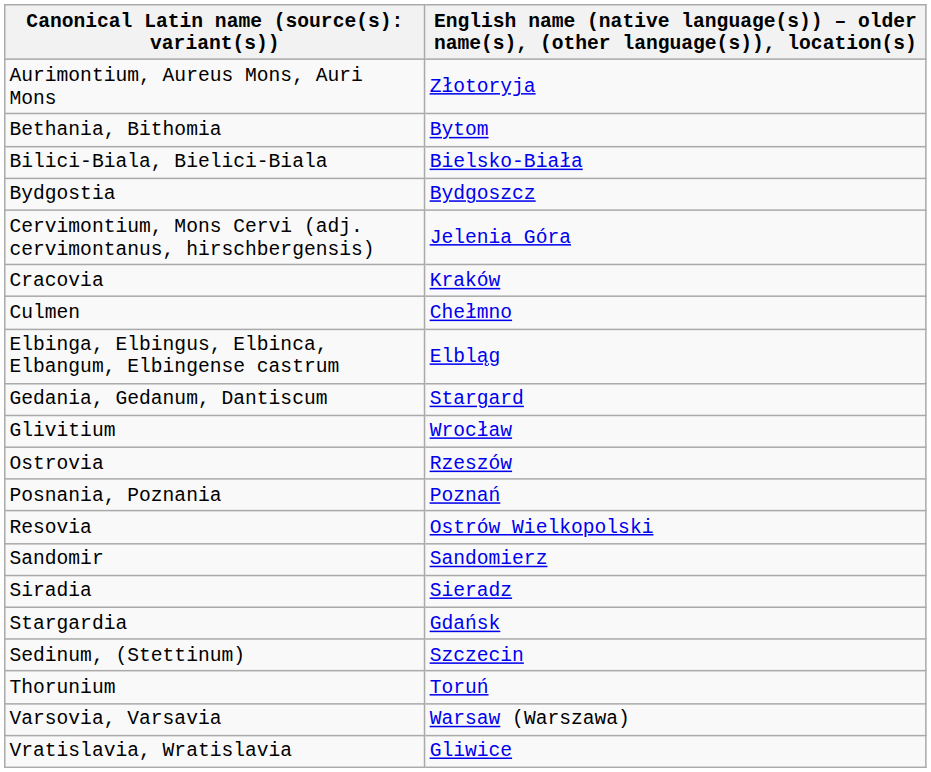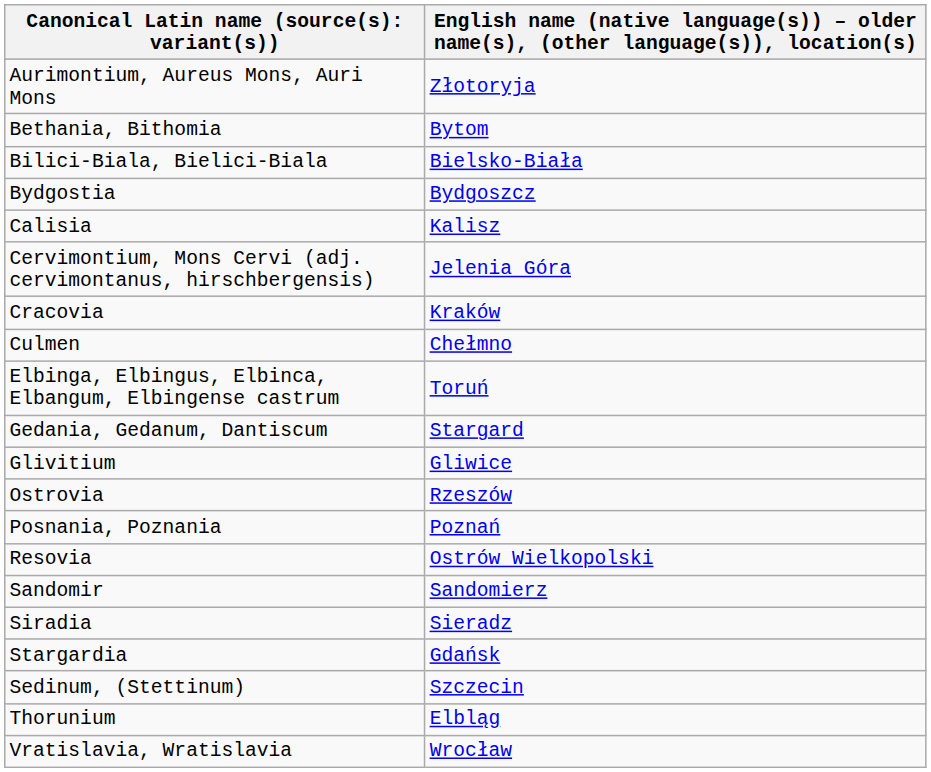+ row: (51, 226)
(465, 356) Elbląg -> (459, 388) Toruń
(471, 431) Wrocław -> (471, 463) Gliwice
(459, 687) Toruń -> (465, 719) Elbląg
- row: (115, 719)
(471, 751) Gliwice -> (471, 751) Wrocław
